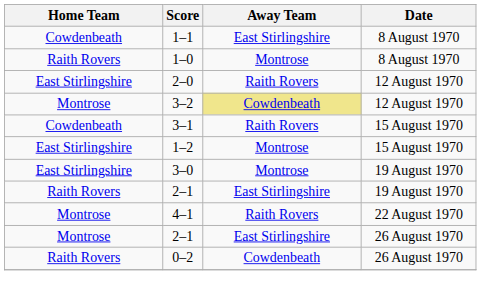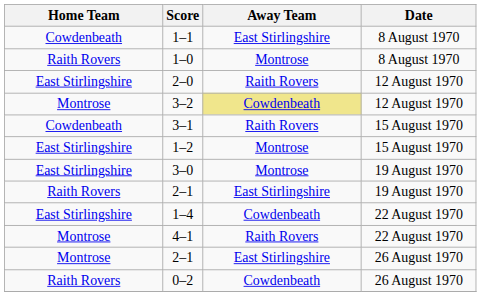+ row: (183, 214)
